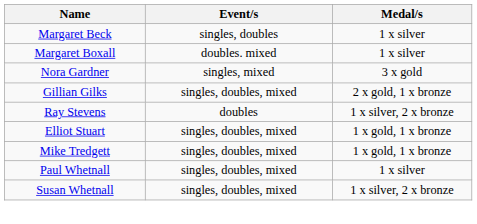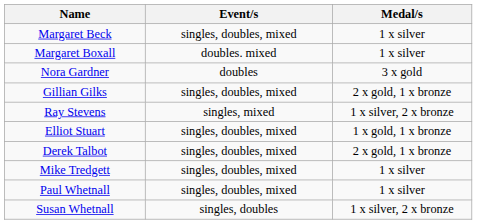(239, 33) singles, doubles -> (239, 33) singles, doubles, mixed
(239, 72) singles, mixed -> (239, 72) doubles
(239, 111) doubles -> (239, 111) singles, mixed
+ row: (75, 151)
(402, 151) 1 x gold, 1 x bronze -> (402, 170) 1 x silver
(239, 190) singles, doubles, mixed -> (239, 209) singles, doubles
